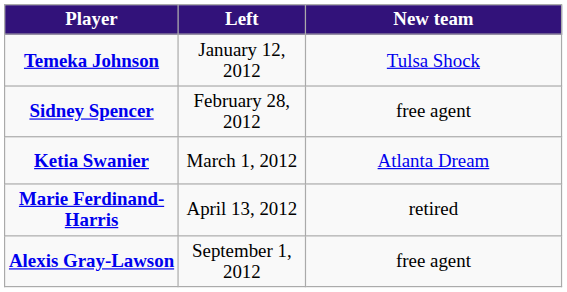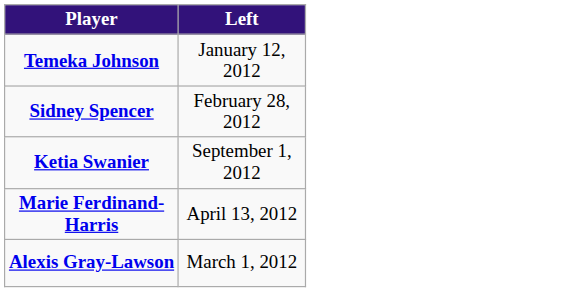- column: (433, 19)
(242, 160) March 1, 2012 -> (242, 162) September 1, 2012
(242, 260) September 1, 2012 -> (242, 262) March 1, 2012
